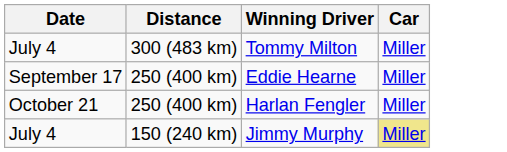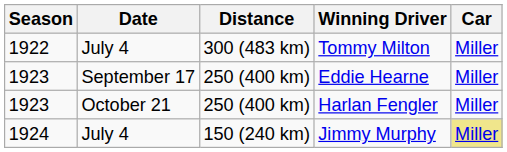+ column: (41, 19)
